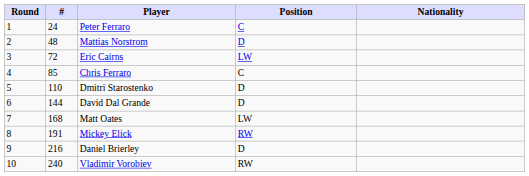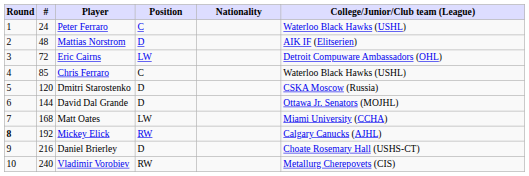+ column: (403, 12)
(55, 88) 110 -> (46, 88) 120
(9, 133) normal -> (9, 133) bold
(55, 133) 191 -> (46, 133) 192
